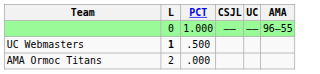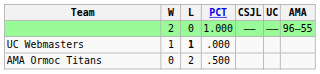+ column: (171, 12)
(198, 45) .500 -> (218, 45) .000
(198, 61) .000 -> (218, 61) .500
